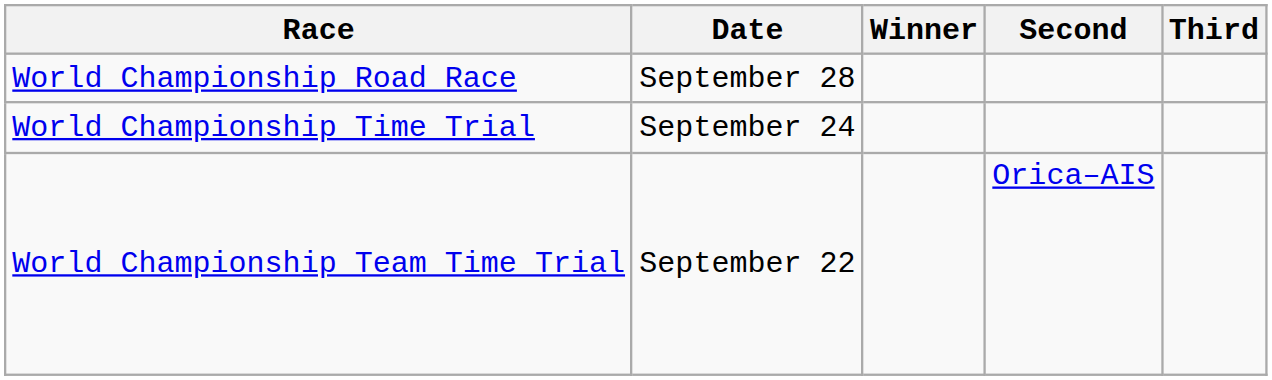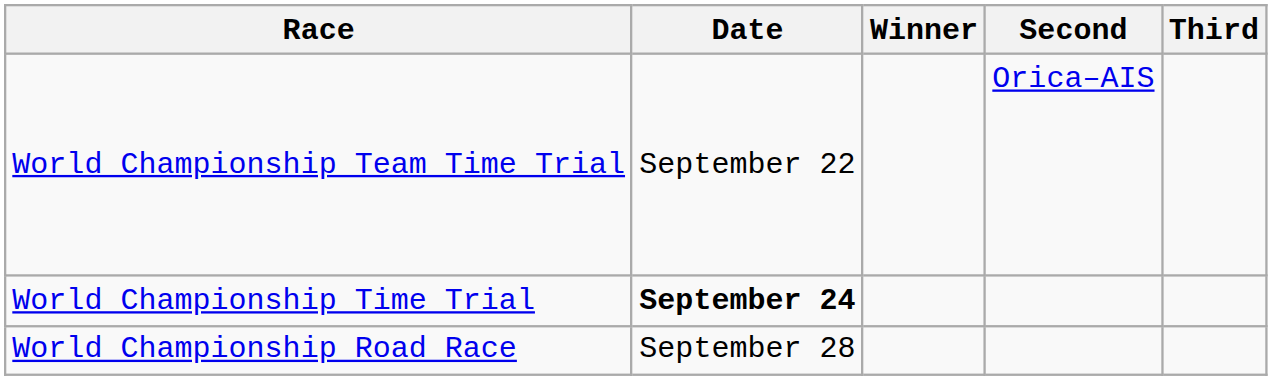rows swapped: (319, 263) <-> (265, 79)
(747, 128) normal -> (747, 301) bold
